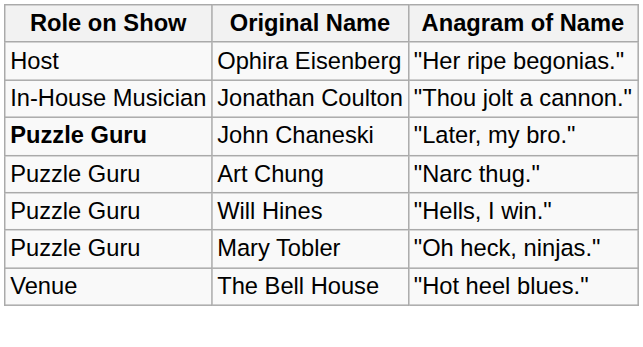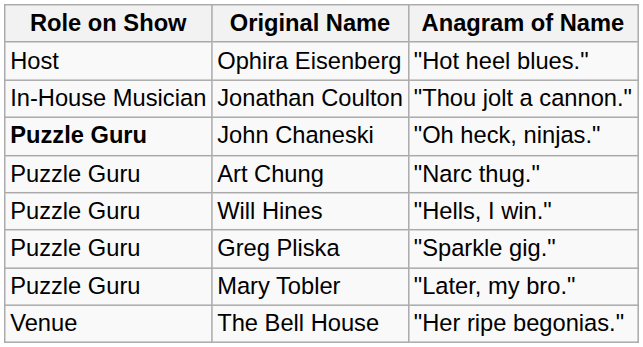(519, 60) "Her ripe begonias." -> (501, 60) "Hot heel blues."
(495, 135) "Later, my bro." -> (507, 135) "Oh heck, ninjas."
+ row: (278, 248)
(507, 248) "Oh heck, ninjas." -> (495, 286) "Later, my bro."
(501, 286) "Hot heel blues." -> (519, 323) "Her ripe begonias."
